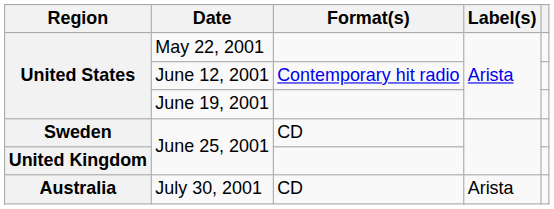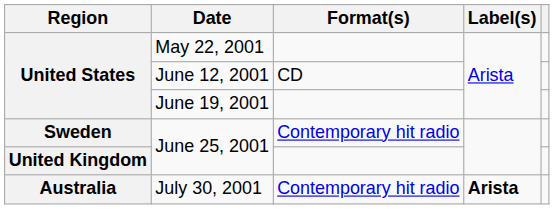(368, 75) Contemporary hit radio -> (290, 75) CD
(290, 132) CD -> (368, 132) Contemporary hit radio
(290, 189) CD -> (368, 189) Contemporary hit radio
(491, 189) normal -> (493, 189) bold
